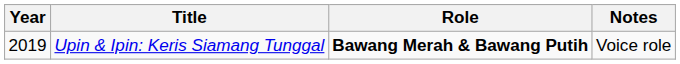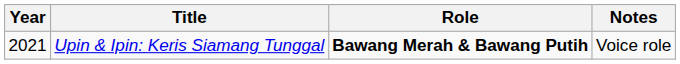(28, 45) 2019 -> (28, 45) 2021
